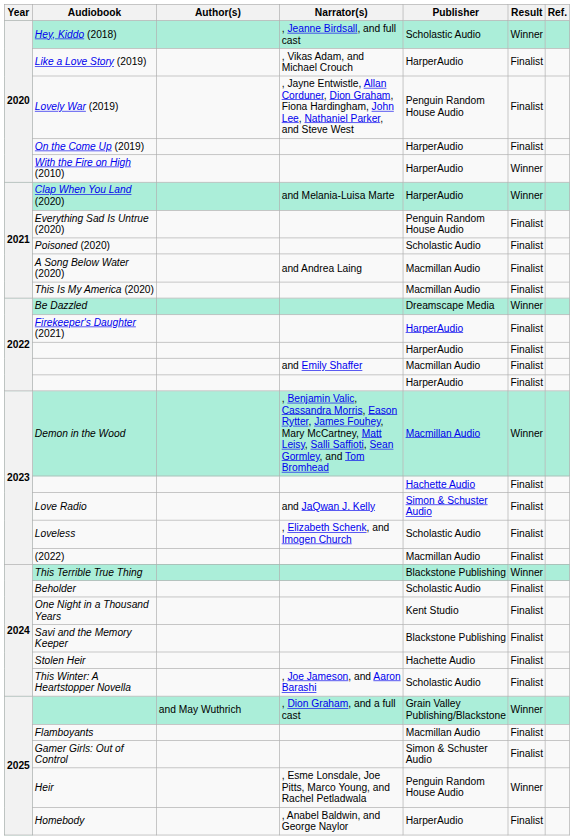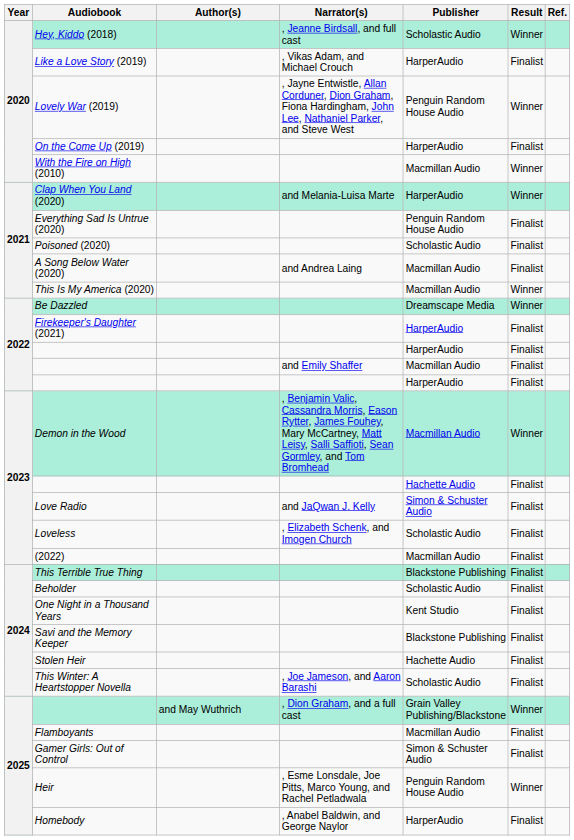(527, 107) Finalist -> (527, 107) Winner
(434, 168) HarperAudio -> (443, 168) Macmillan Audio
(527, 290) Finalist -> (527, 290) Winner
(527, 572) Winner -> (527, 572) Finalist
